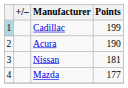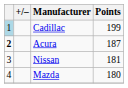(9, 44) normal -> (9, 44) bold
(114, 44) 190 -> (114, 44) 187
(114, 75) 177 -> (114, 75) 180
